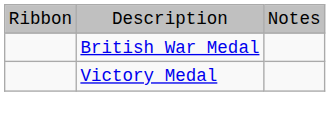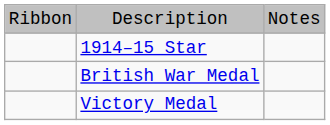+ row: (144, 48)
